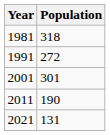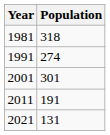(50, 57) 272 -> (50, 57) 274
(50, 99) 190 -> (50, 99) 191
